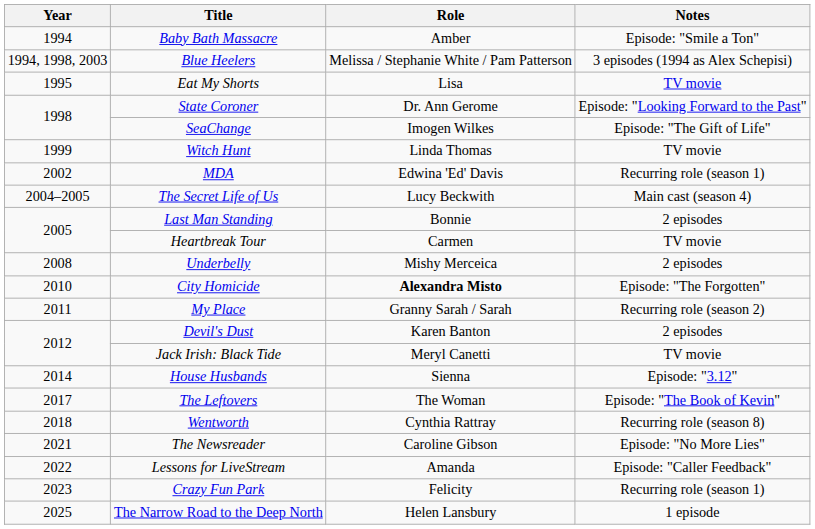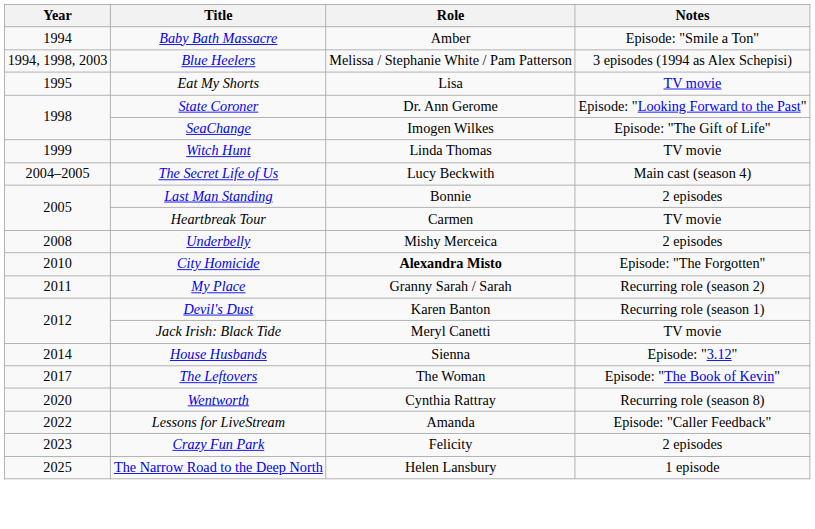- row: (218, 173)
(692, 331) 2 episodes -> (692, 309) Recurring role (season 1)
(58, 422) 2018 -> (58, 399) 2020
- row: (218, 444)
(692, 490) Recurring role (season 1) -> (692, 444) 2 episodes
